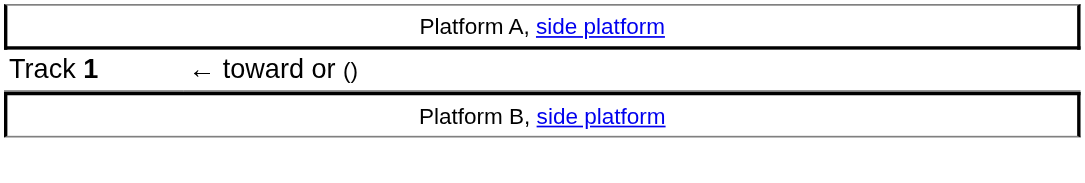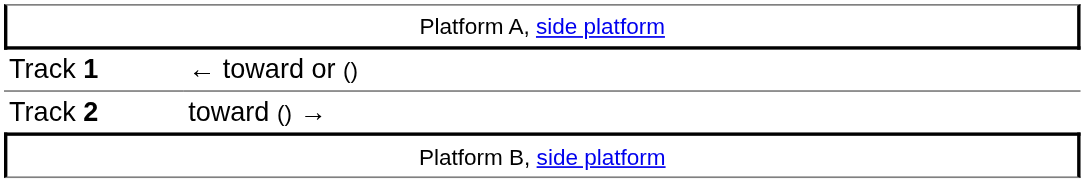+ row: (54, 111)
